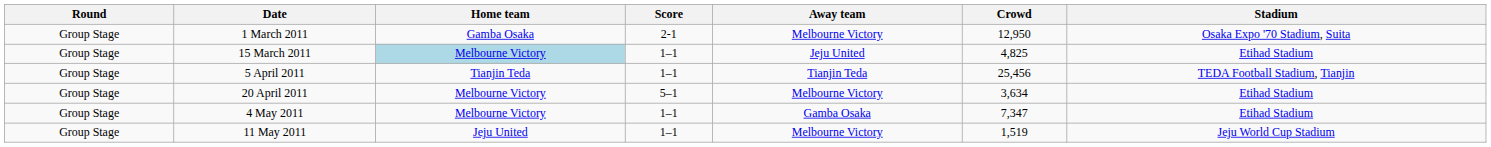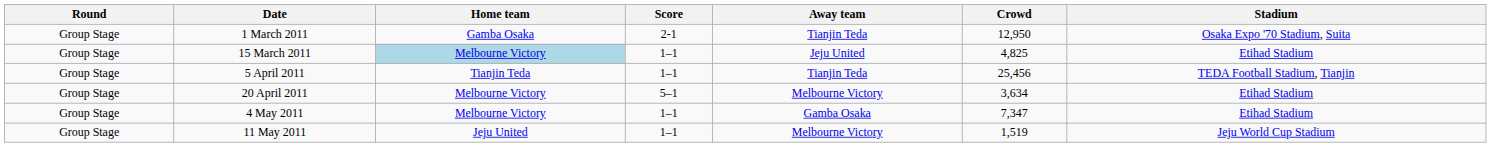(837, 34) Melbourne Victory -> (837, 34) Tianjin Teda
